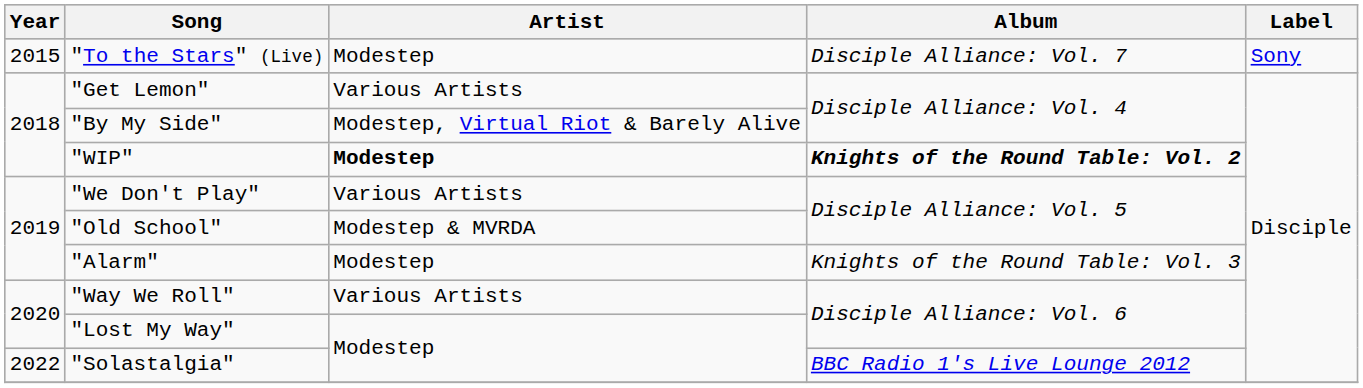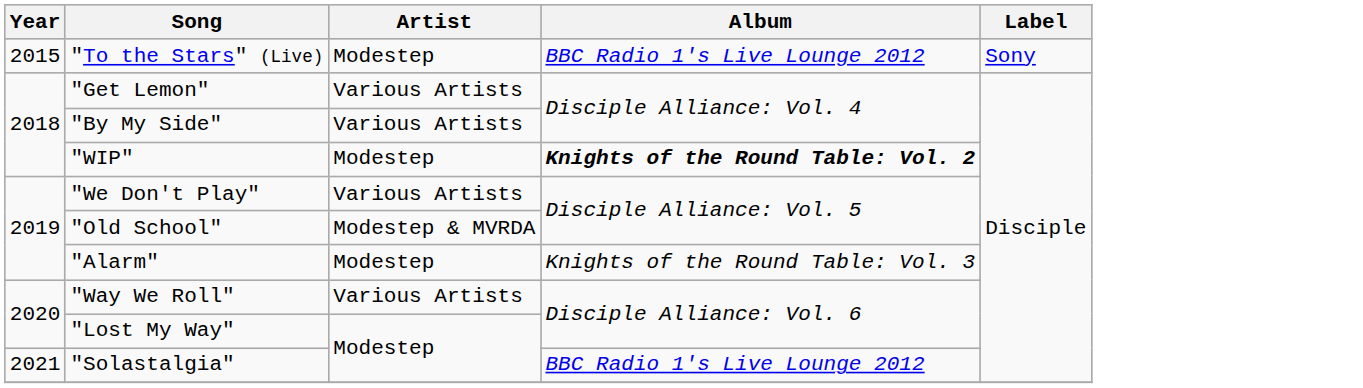(969, 56) Disciple Alliance: Vol. 7 -> (735, 56) BBC Radio 1's Live Lounge 2012
(567, 125) Modestep, Virtual Riot & Barely Alive -> (428, 125) Various Artists
(384, 159) bold -> (384, 159) normal
(35, 365) 2022 -> (35, 365) 2021
